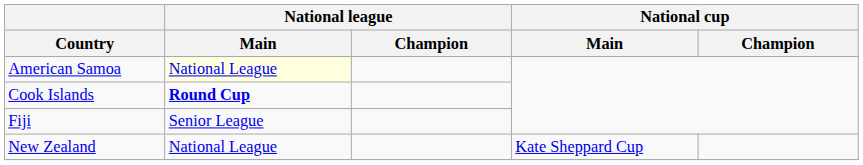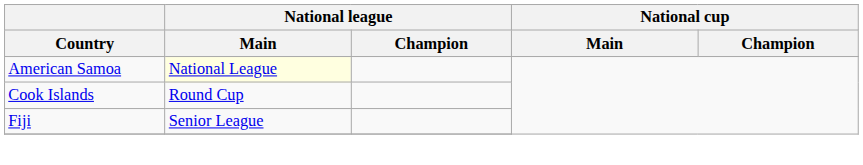(209, 95) bold -> (206, 95) normal
- row: (52, 146)
